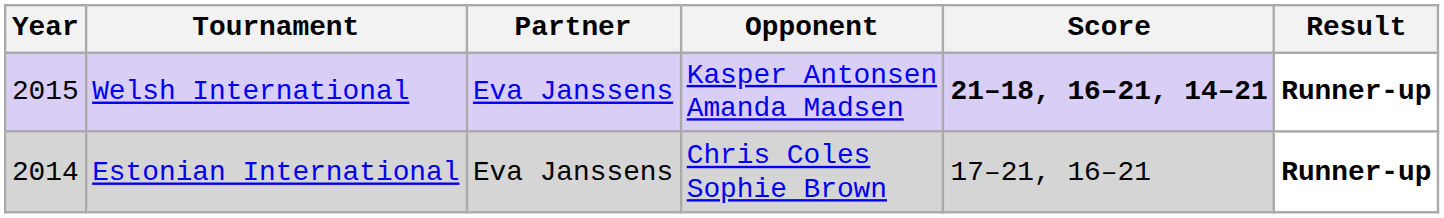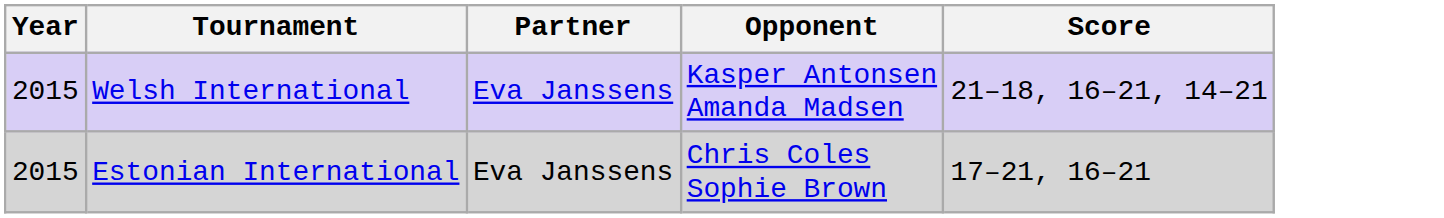- column: (1356, 28)
(1109, 92) bold -> (1109, 92) normal
(45, 172) 2014 -> (45, 172) 2015
